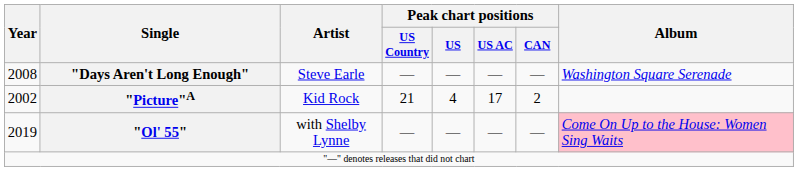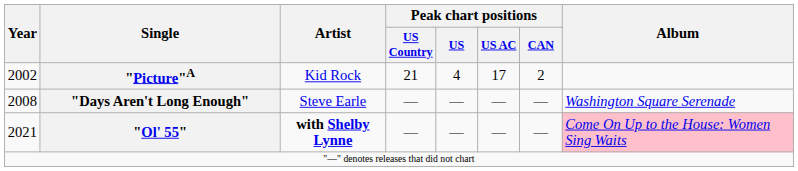rows swapped: (160, 99) <-> (160, 74)
(22, 132) 2019 -> (22, 132) 2021
(331, 132) normal -> (333, 132) bold
